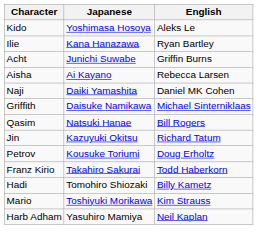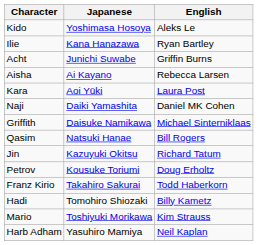+ row: (17, 91)
